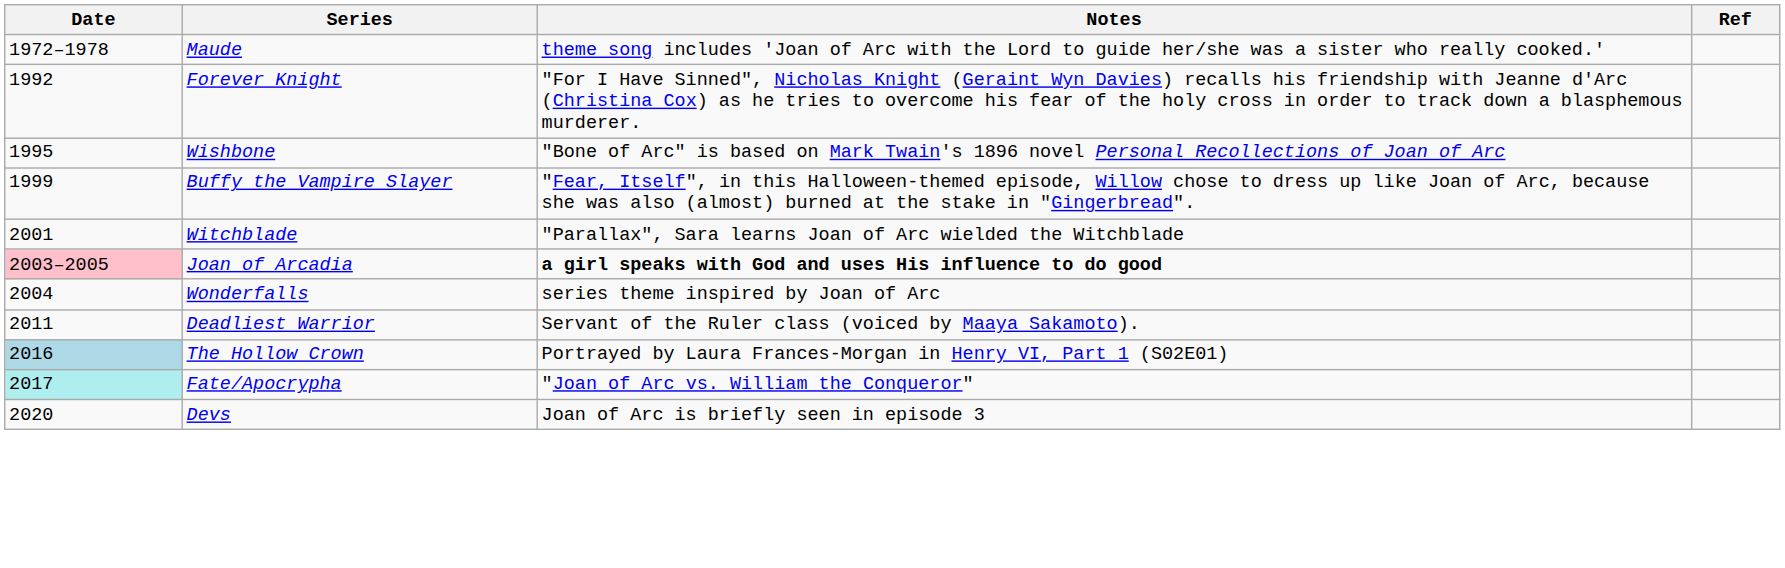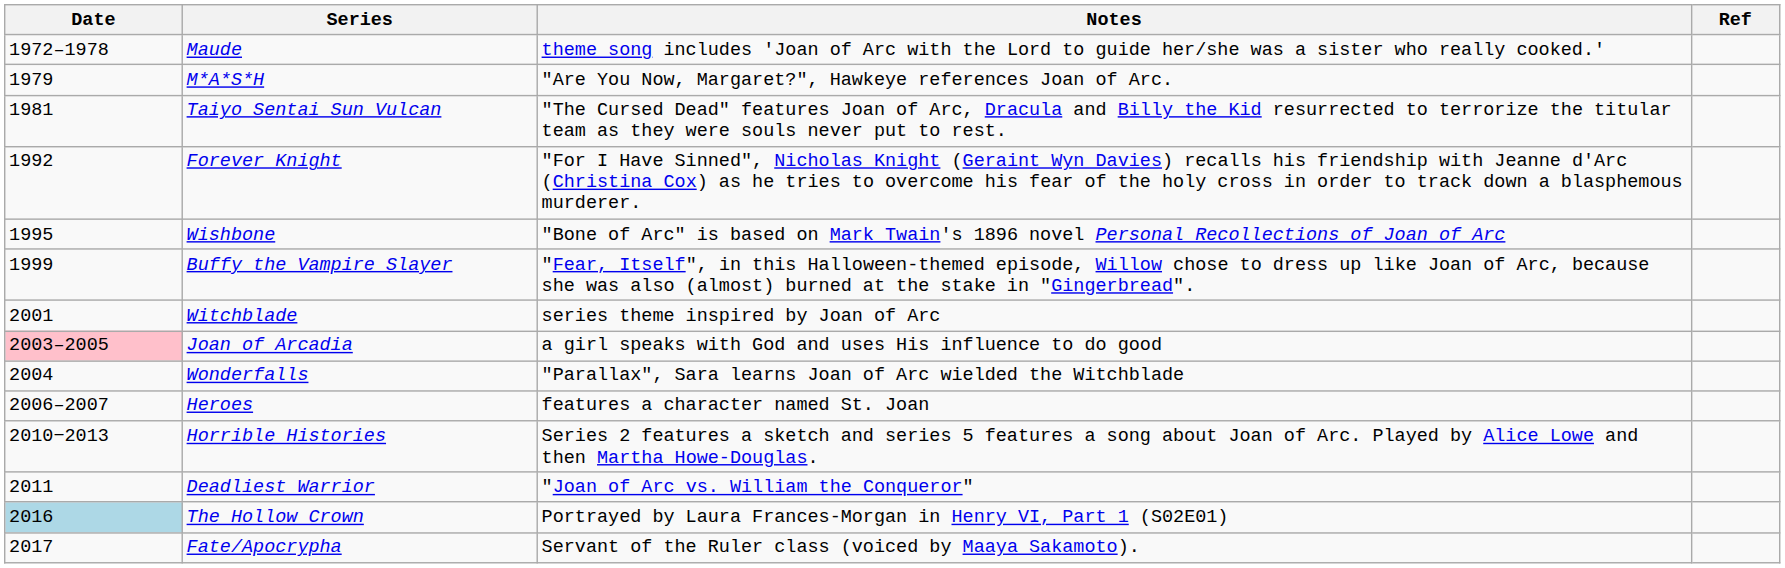+ row: (225, 80)
+ row: (314, 110)
(863, 234) "Parallax", Sara learns Joan of Arc wielded the Witchblade -> (741, 316) series theme inspired by Joan of Arc
(852, 264) bold -> (852, 346) normal
(741, 294) series theme inspired by Joan of Arc -> (863, 376) "Parallax", Sara learns Joan of Arc wielded the Witchblade
+ row: (220, 406)
+ row: (286, 436)
(841, 324) Servant of the Ruler class (voiced by Maaya Sakamoto). -> (758, 487) "Joan of Arc vs. William the Conqueror"
(31, 385) paleturquoise background -> (31, 547) no background
(758, 385) "Joan of Arc vs. William the Conqueror" -> (841, 547) Servant of the Ruler class (voiced by Maaya Sakamoto).
- row: (209, 415)
